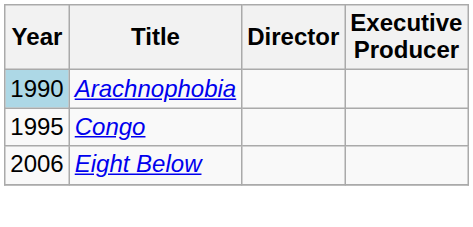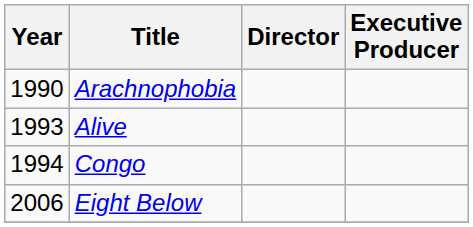(37, 88) lightblue background -> (37, 88) no background
+ row: (101, 126)
(37, 126) 1995 -> (37, 164) 1994
